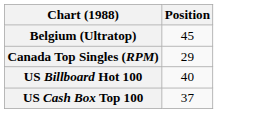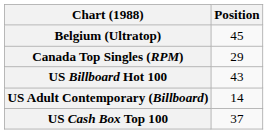(187, 77) 40 -> (237, 77) 43
+ row: (108, 98)
